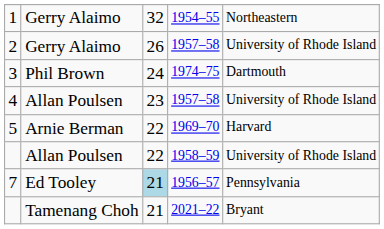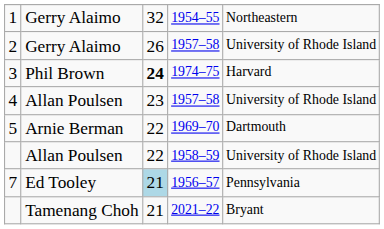(155, 73) normal -> (155, 73) bold
(256, 73) Dartmouth -> (249, 73) Harvard
(249, 127) Harvard -> (256, 127) Dartmouth
